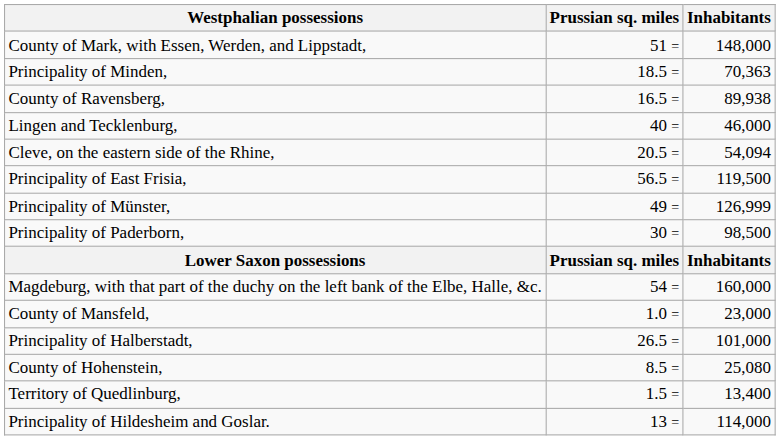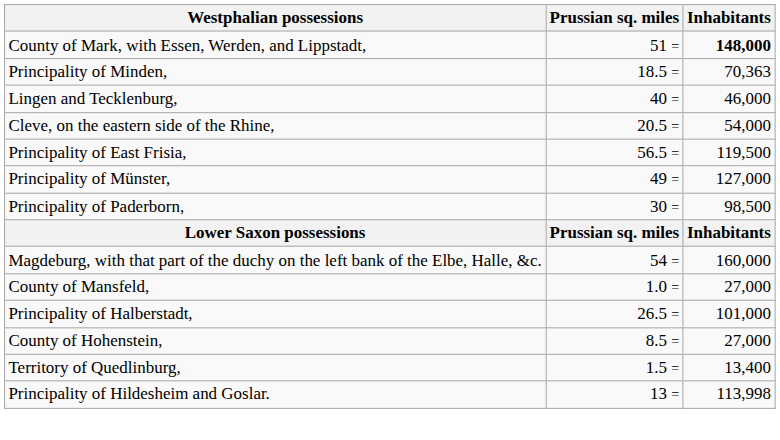(743, 44) normal -> (743, 44) bold
- row: (87, 98)
(748, 152) 54,094 -> (748, 125) 54,000
(743, 206) 126,999 -> (743, 179) 127,000
(748, 313) 23,000 -> (748, 286) 27,000
(748, 367) 25,080 -> (748, 340) 27,000
(744, 421) 114,000 -> (744, 394) 113,998
